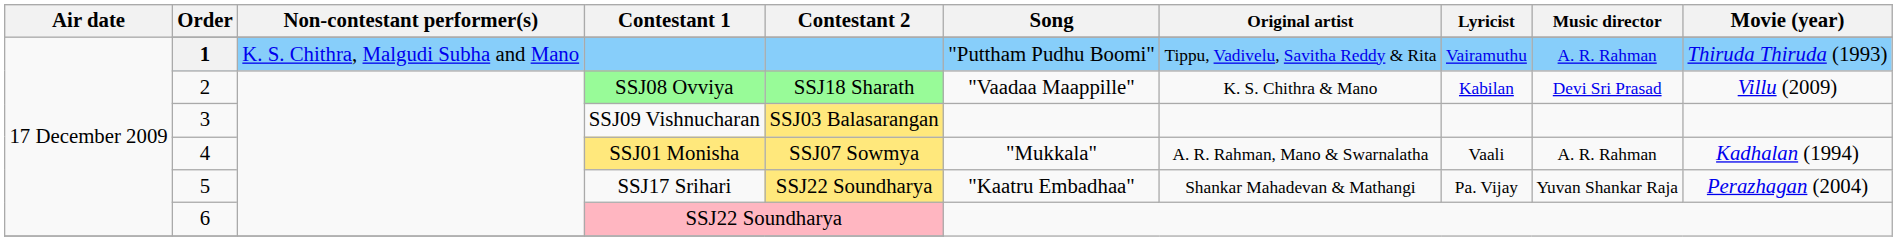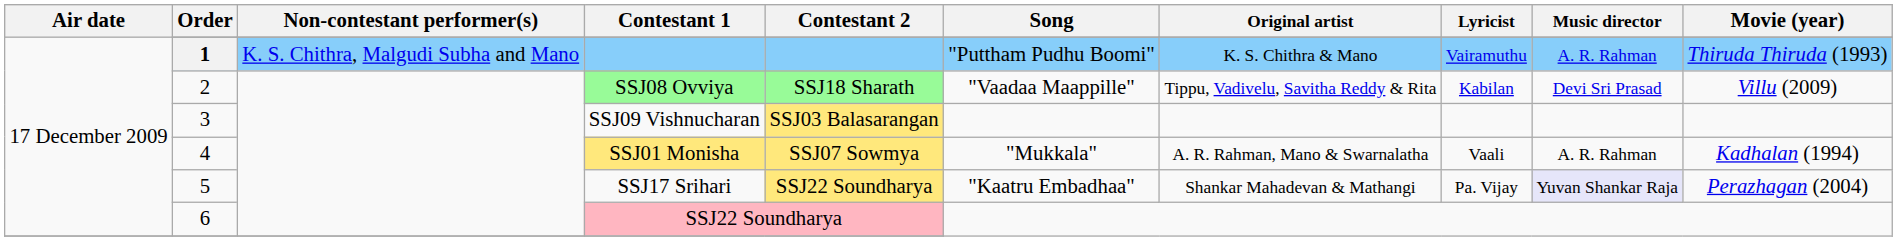(1300, 55) Tippu, Vadivelu, Savitha Reddy & Rita -> (1300, 55) K. S. Chithra & Mano
(1300, 88) K. S. Chithra & Mano -> (1300, 88) Tippu, Vadivelu, Savitha Reddy & Rita
(1607, 187) no background -> (1607, 187) lavender background
